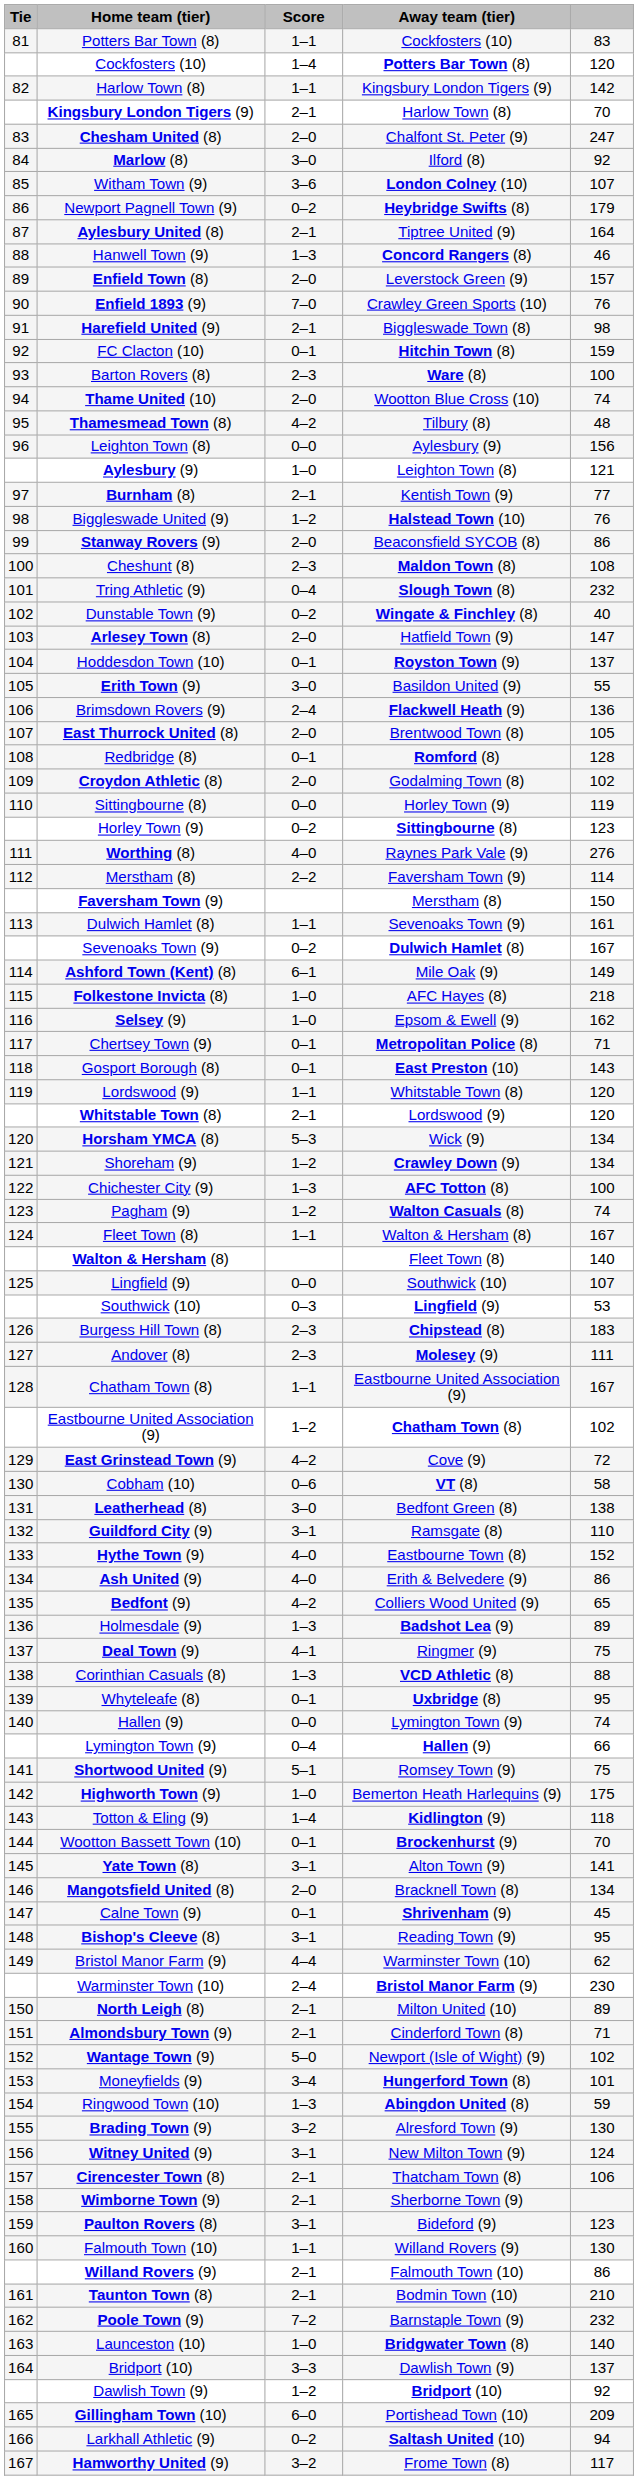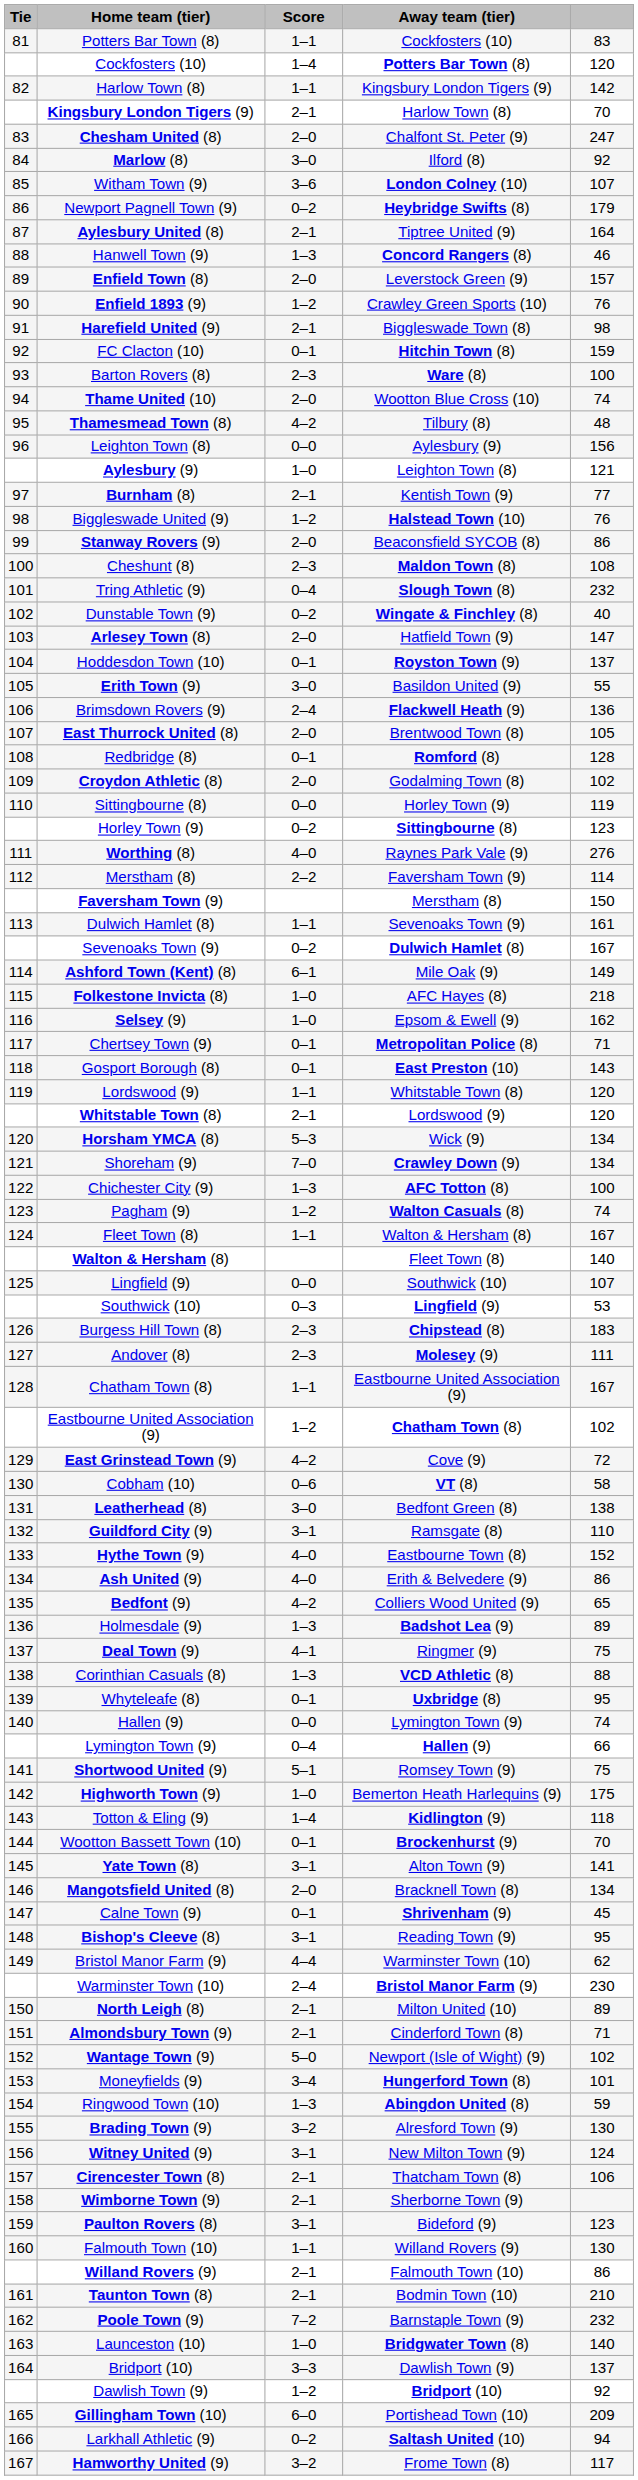(304, 304) 7–0 -> (304, 304) 1–2
(304, 1163) 1–2 -> (304, 1163) 7–0
